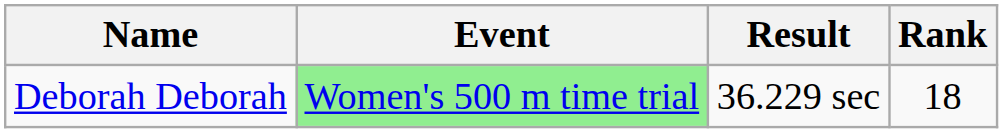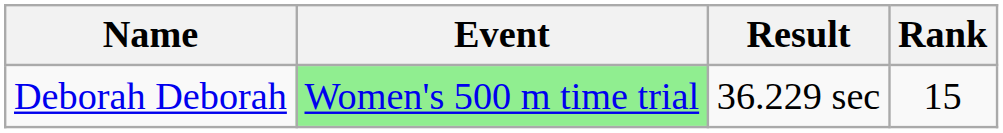(943, 95) 18 -> (943, 95) 15
